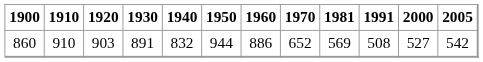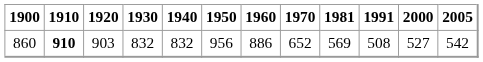(64, 43) normal -> (64, 43) bold
(143, 43) 891 -> (143, 43) 832
(221, 43) 944 -> (221, 43) 956
